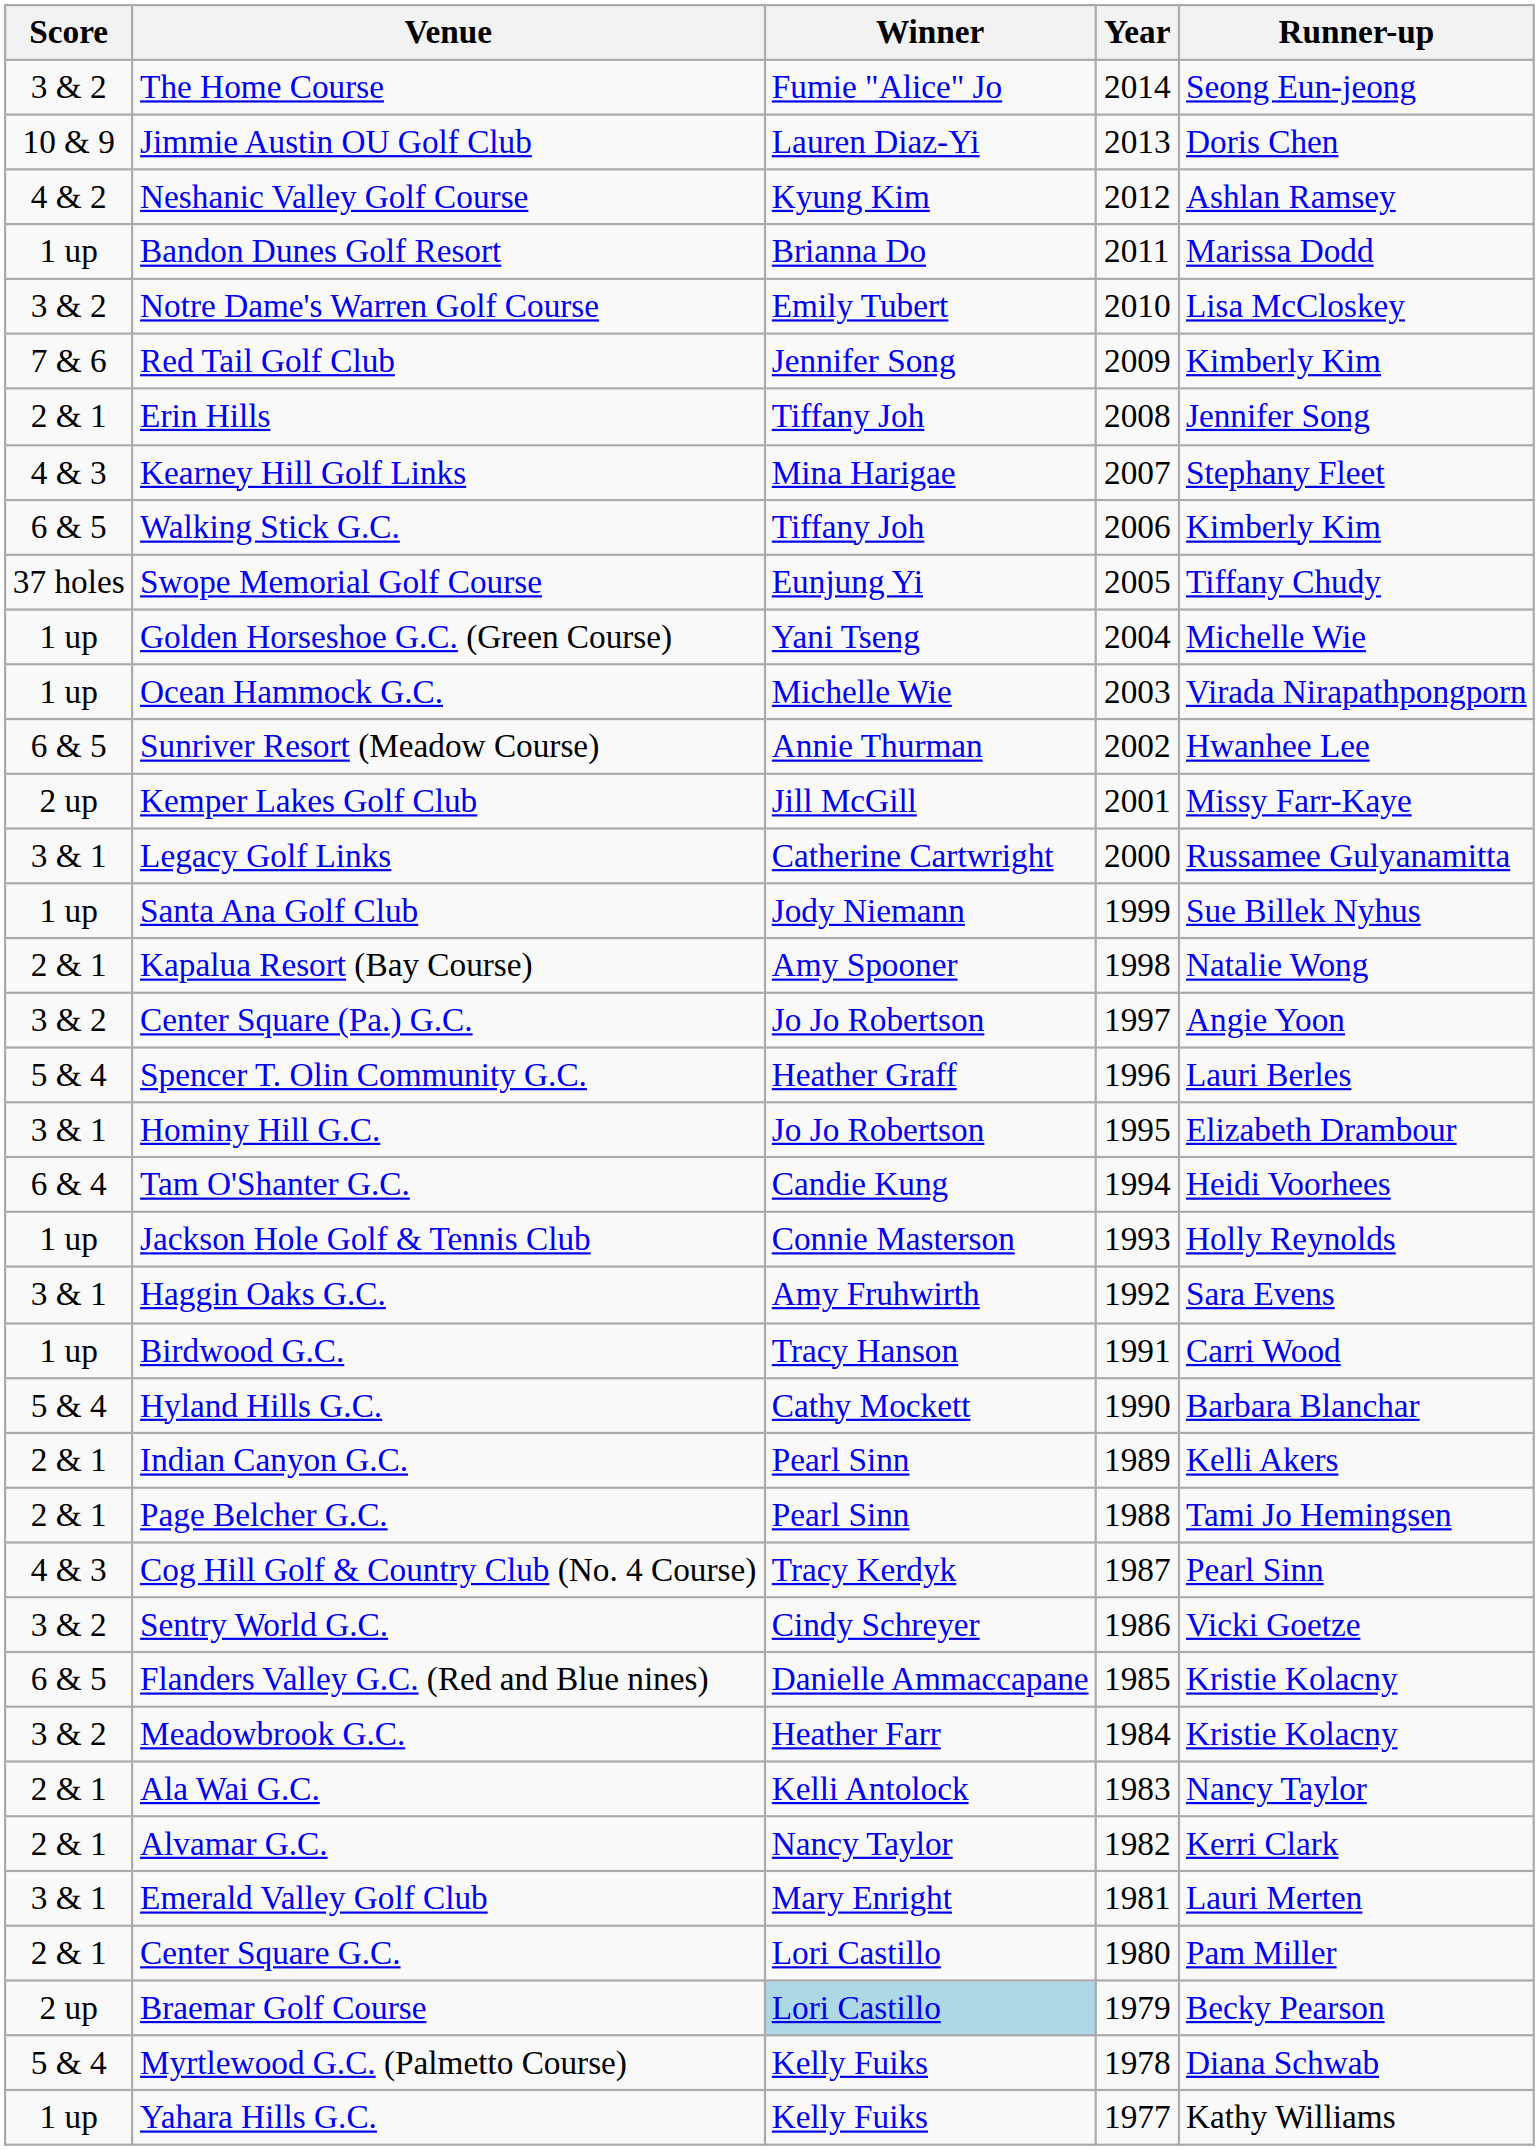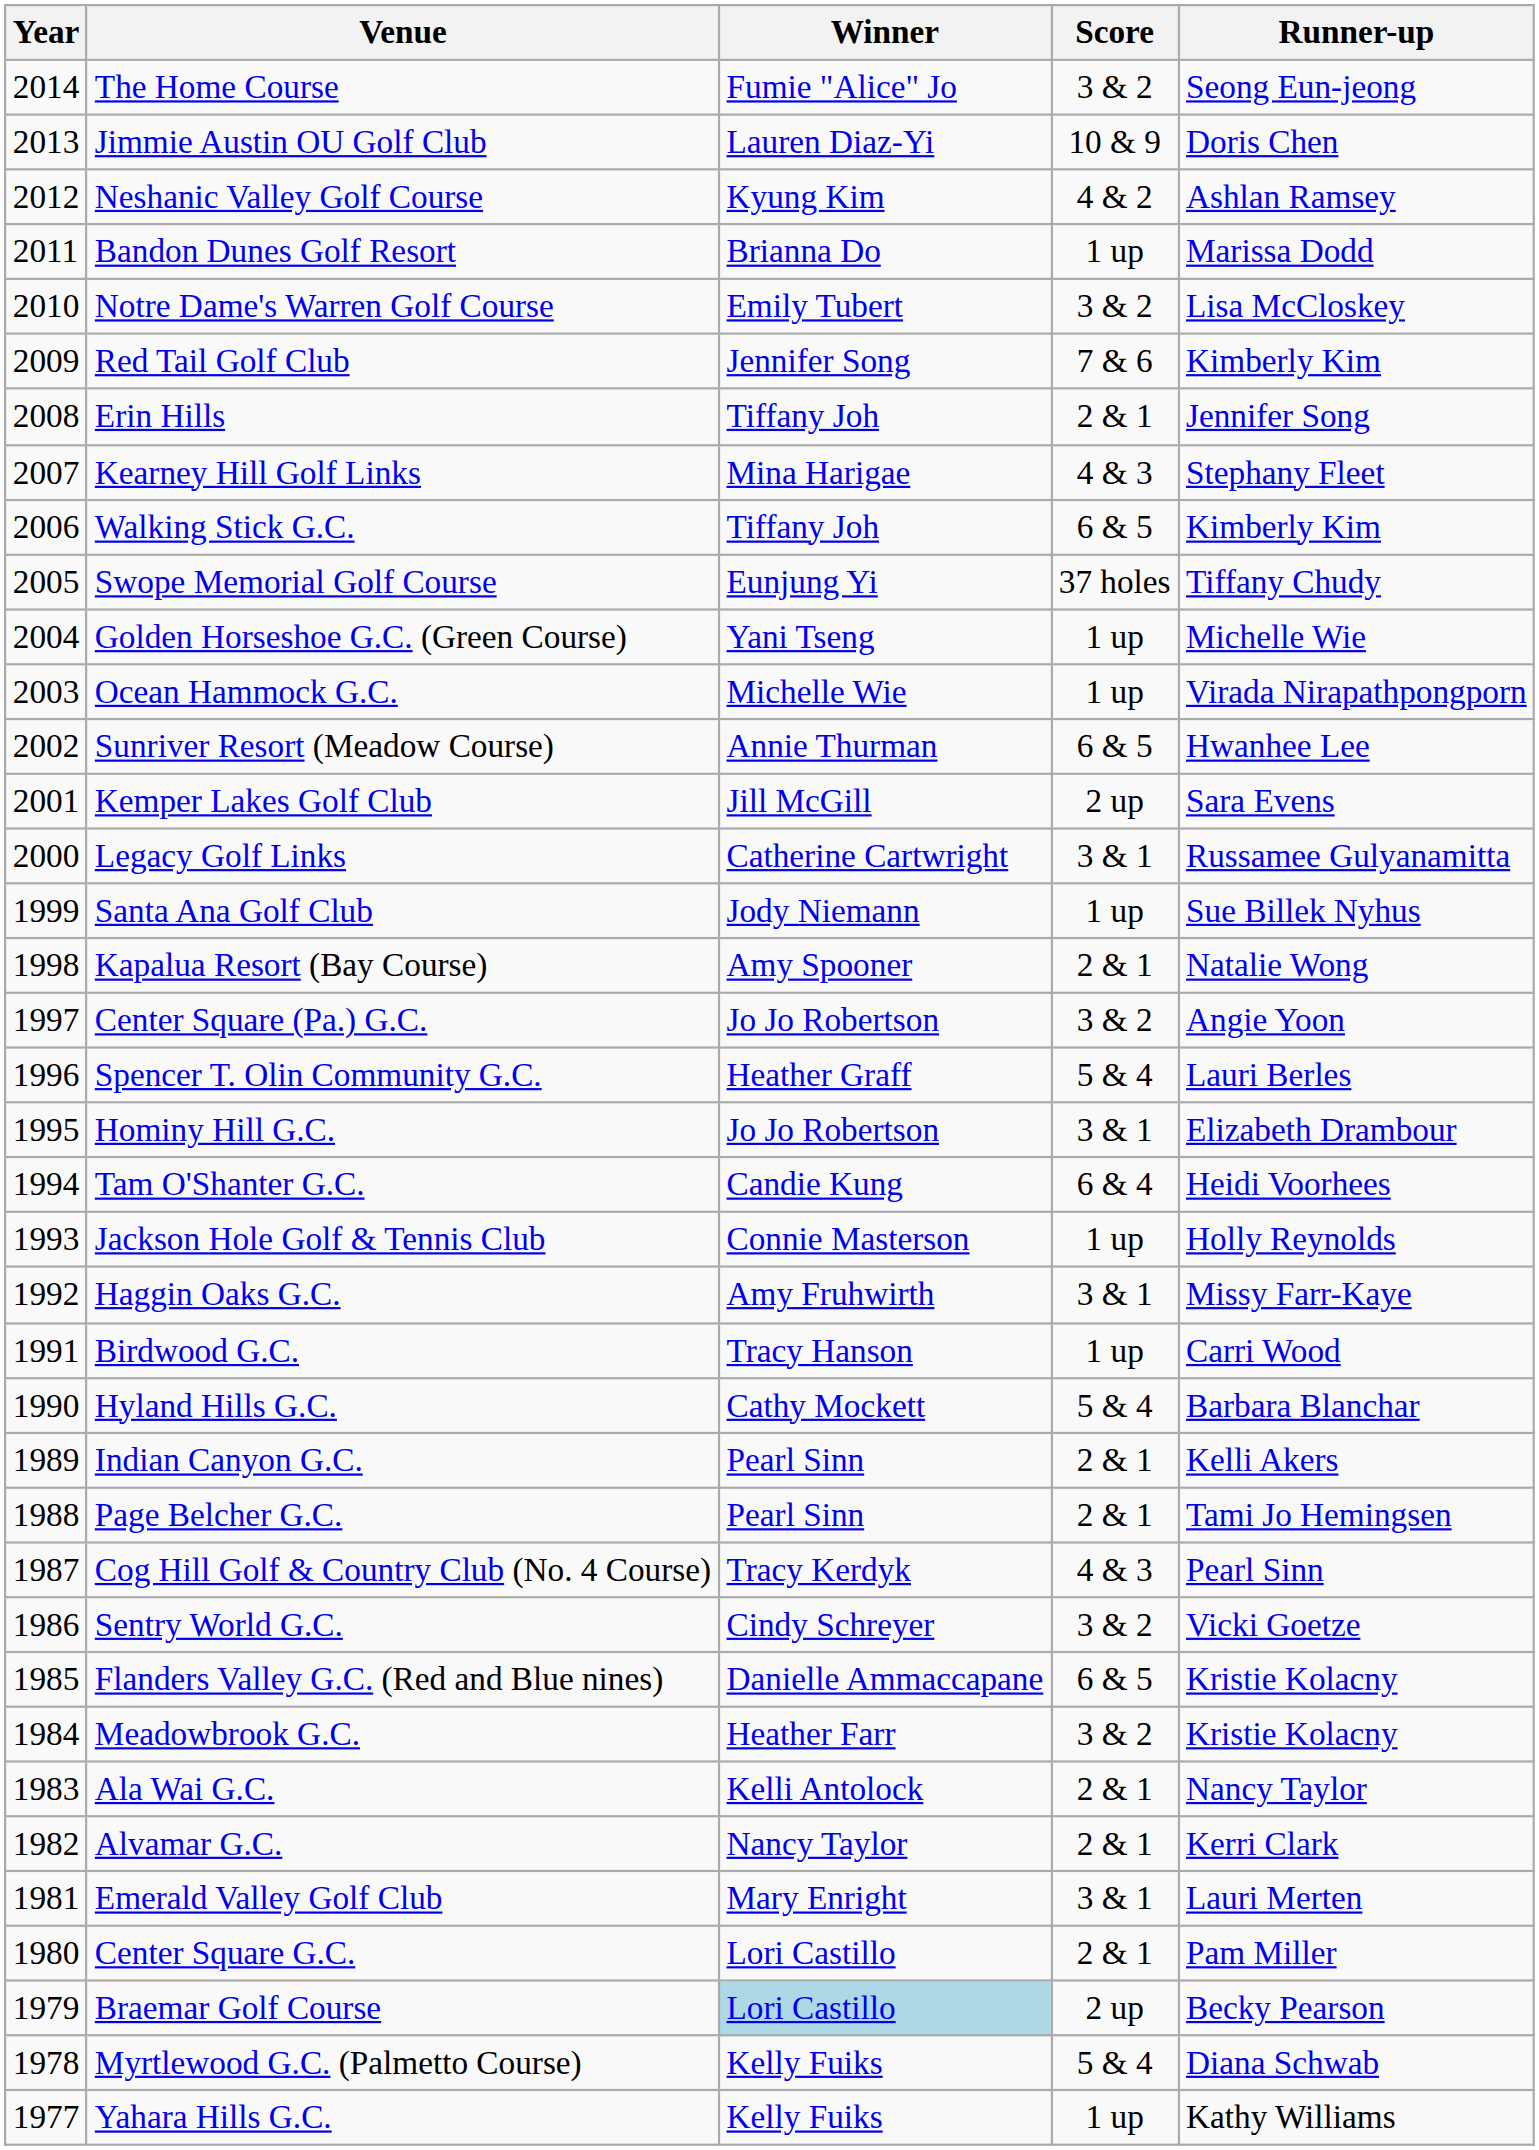columns swapped: (1137, 32) <-> (69, 32)
(1299, 800) Missy Farr-Kaye -> (1260, 800) Sara Evens
(1260, 1294) Sara Evens -> (1299, 1294) Missy Farr-Kaye
